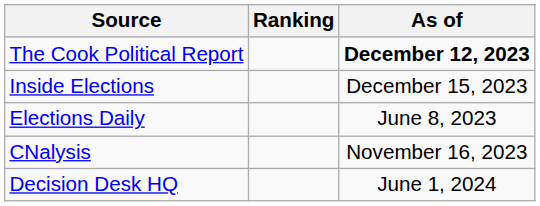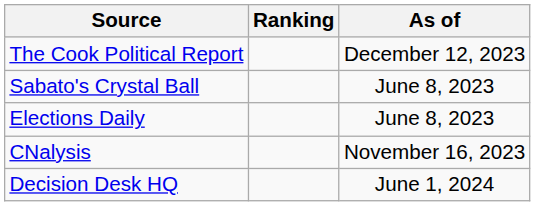(437, 53) bold -> (435, 53) normal
- row: (82, 86)
+ row: (104, 86)
